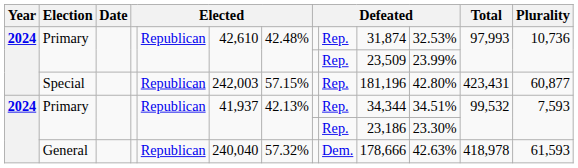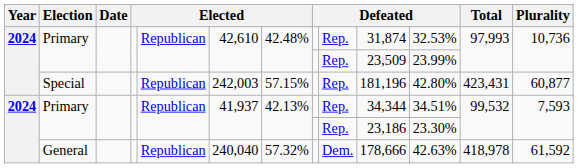(550, 151) 61,593 -> (550, 151) 61,592
